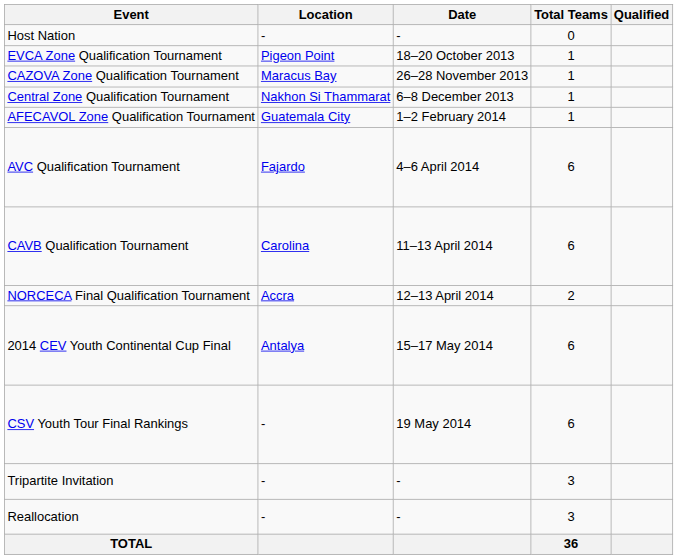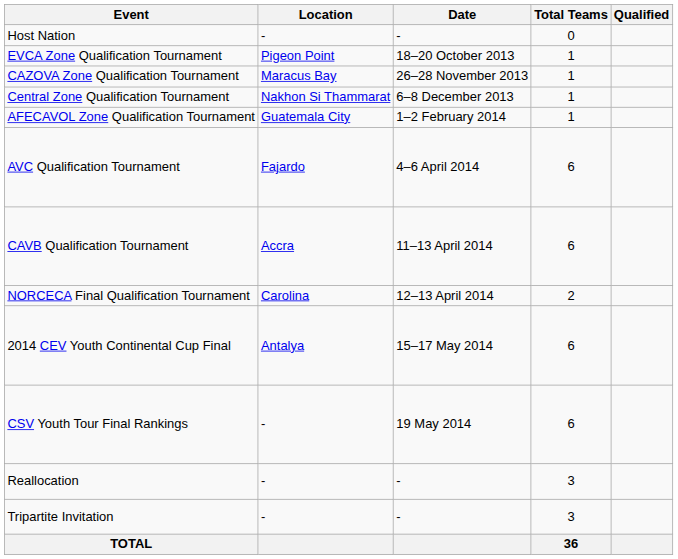(285, 246) Carolina -> (278, 246) Accra
(278, 295) Accra -> (285, 295) Carolina
rows swapped: (60, 481) <-> (43, 516)
